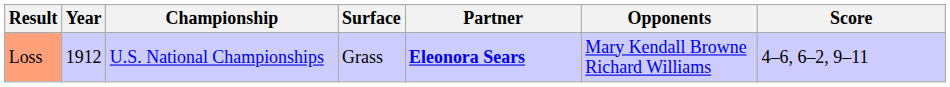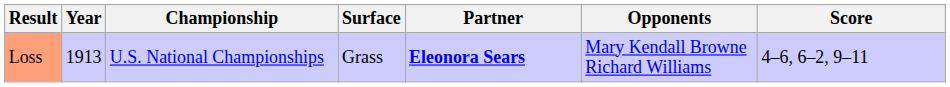(84, 57) 1912 -> (84, 57) 1913
